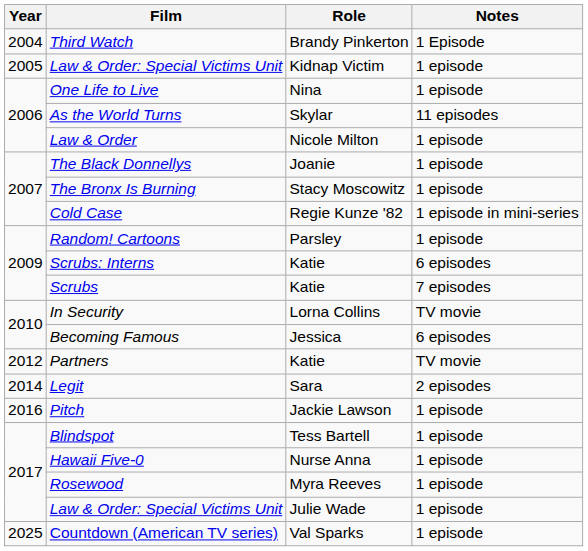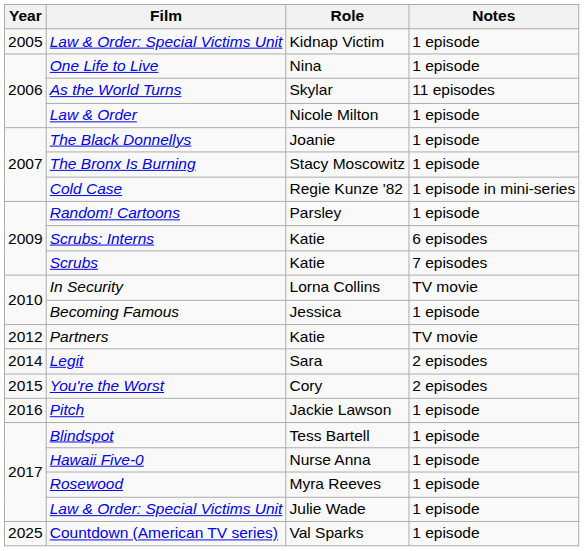- row: (91, 41)
(453, 336) 6 episodes -> (446, 312) 1 episode
+ row: (107, 386)
